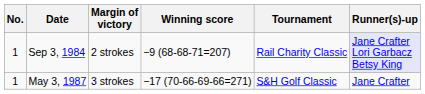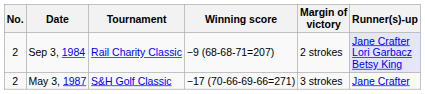columns swapped: (302, 19) <-> (115, 19)
(15, 53) 1 -> (15, 53) 2
(15, 81) 1 -> (15, 81) 2
